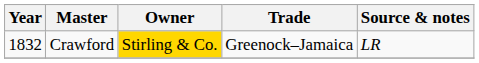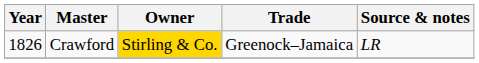(25, 44) 1832 -> (25, 44) 1826
